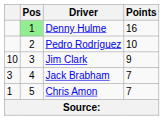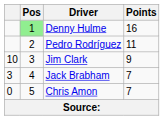(132, 44) 10 -> (131, 44) 11
(9, 92) 1 -> (9, 92) 0
